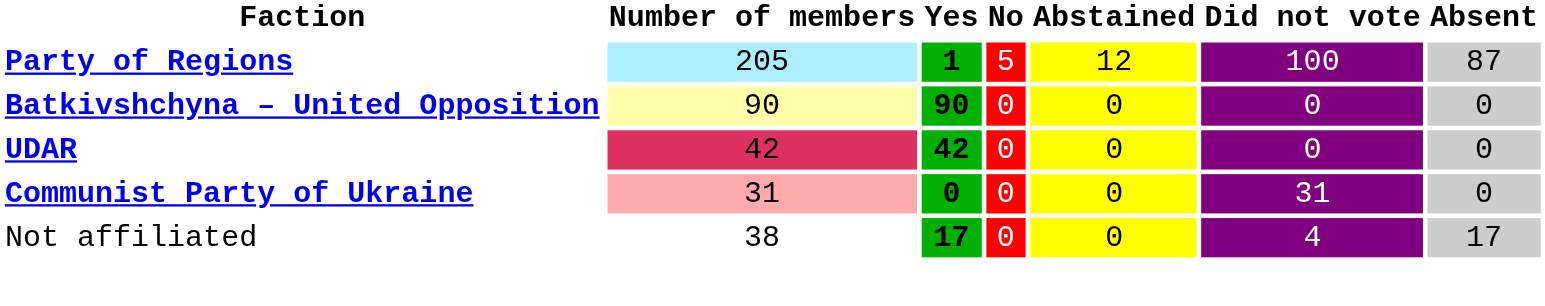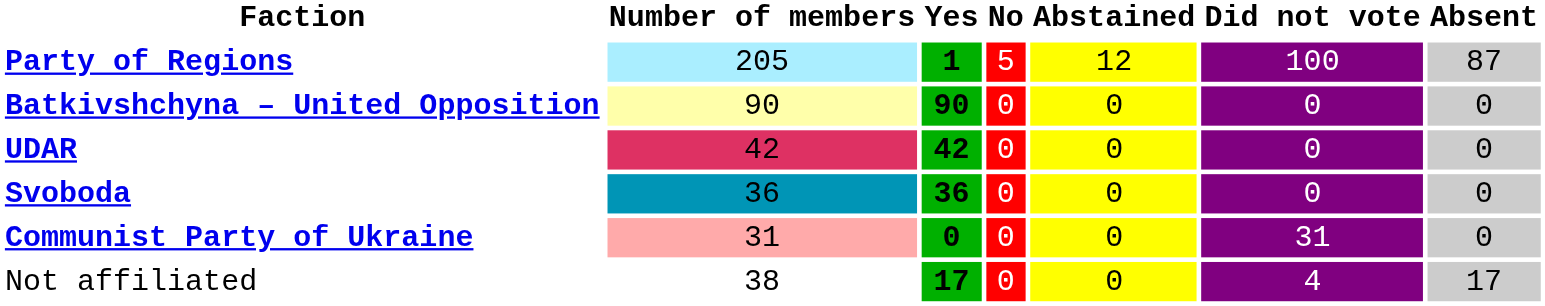+ row: (68, 194)
